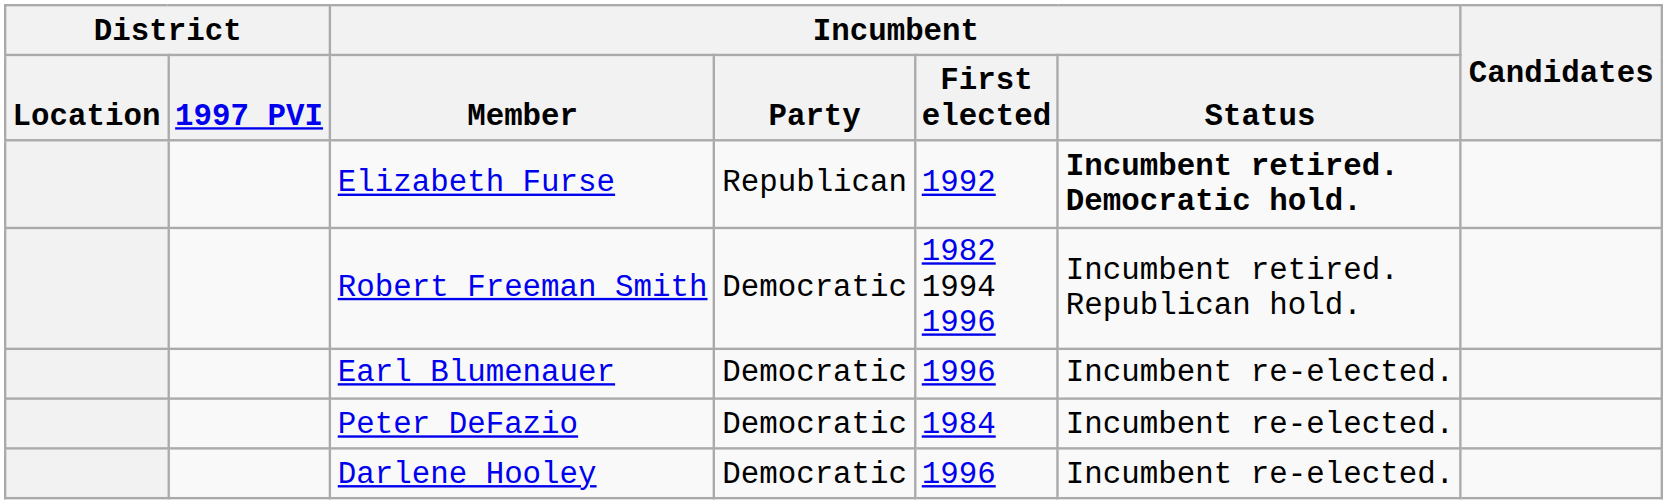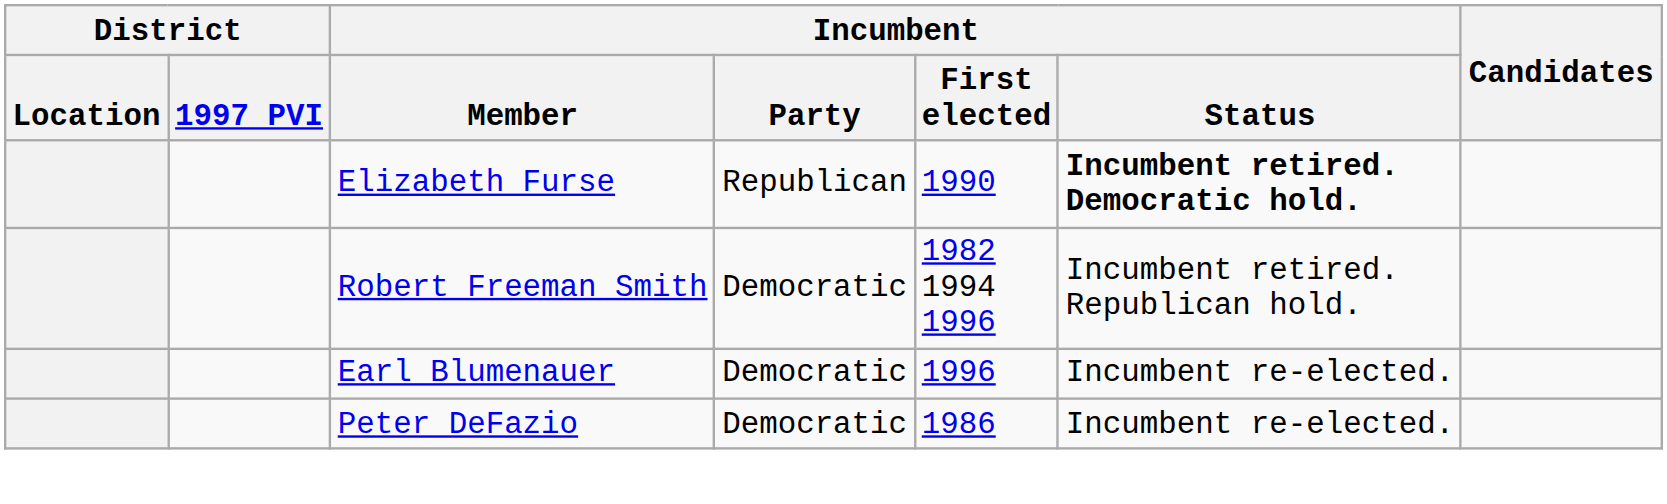(959, 184) 1992 -> (959, 184) 1990
(959, 424) 1984 -> (959, 424) 1986
- row: (467, 474)
